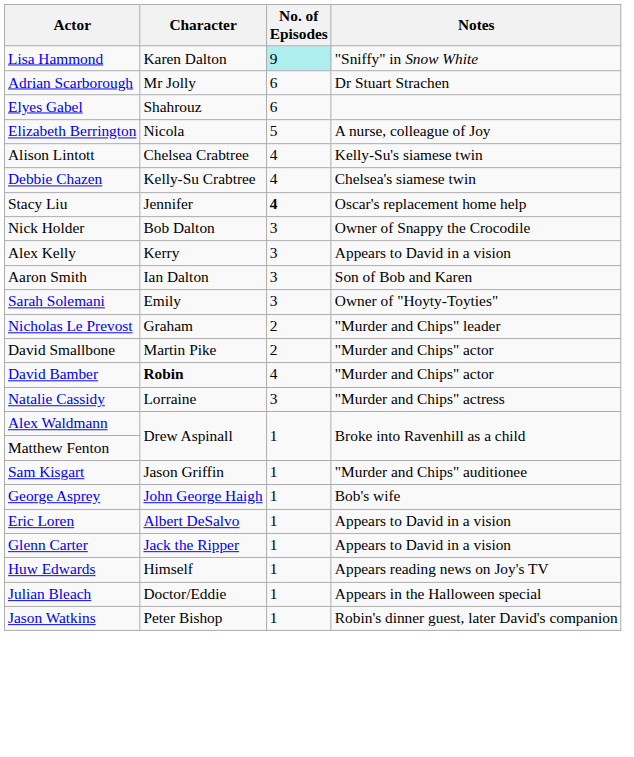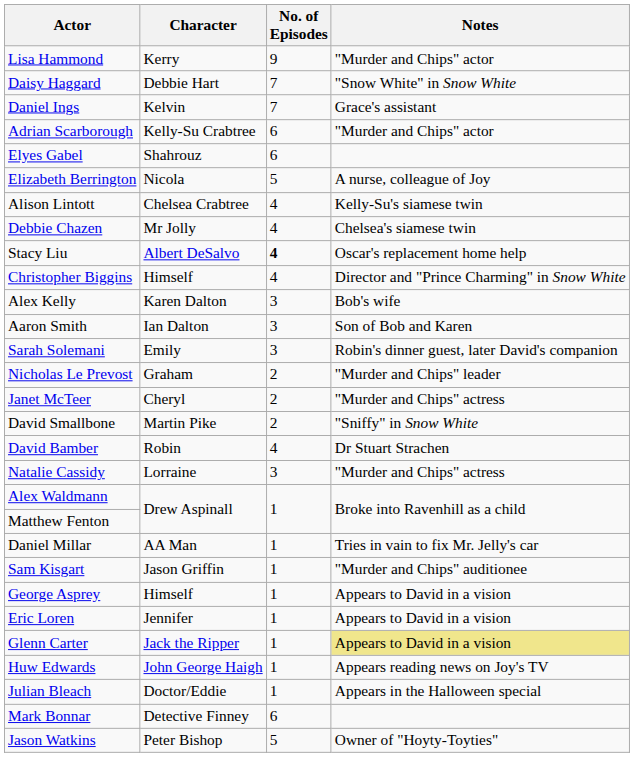(185, 58) Karen Dalton -> (161, 58) Kerry
(274, 58) paleturquoise background -> (274, 58) no background
(406, 58) "Sniffy" in Snow White -> (414, 58) "Murder and Chips" actor
+ row: (54, 82)
+ row: (44, 107)
(170, 82) Mr Jolly -> (200, 131) Kelly-Su Crabtree
(392, 82) Dr Stuart Strachen -> (414, 131) "Murder and Chips" actor
(200, 180) Kelly-Su Crabtree -> (170, 228) Mr Jolly
(168, 204) Jennifer -> (191, 253) Albert DeSalvo
+ row: (70, 277)
- row: (46, 228)
(161, 253) Kerry -> (185, 301) Karen Dalton
(423, 253) Appears to David in a vision -> (368, 301) Bob's wife
(417, 301) Owner of "Hoyty-Toyties" -> (476, 350) Robin's dinner guest, later David's companion
+ row: (49, 399)
(414, 350) "Murder and Chips" actor -> (406, 423) "Sniffy" in Snow White
(164, 374) bold -> (162, 448) normal
(414, 374) "Murder and Chips" actor -> (392, 448) Dr Stuart Strachen
+ row: (50, 545)
(203, 496) John George Haigh -> (168, 594) Himself
(368, 496) Bob's wife -> (423, 594) Appears to David in a vision
(191, 521) Albert DeSalvo -> (168, 618) Jennifer
(423, 545) no background -> (423, 642) khaki background
(168, 569) Himself -> (203, 667) John George Haigh
+ row: (49, 716)
(274, 618) 1 -> (274, 740) 5
(476, 618) Robin's dinner guest, later David's companion -> (417, 740) Owner of "Hoyty-Toyties"
